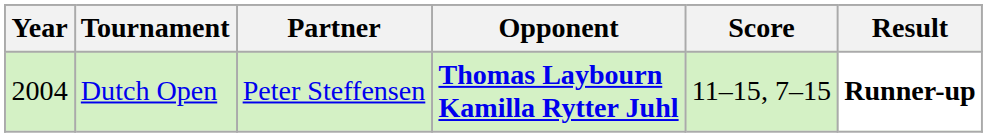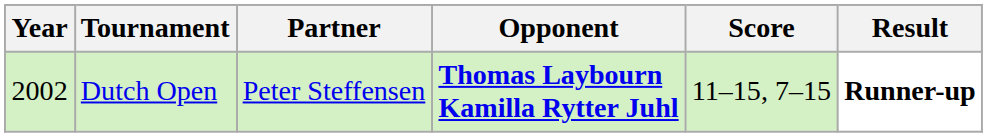(40, 90) 2004 -> (40, 90) 2002
